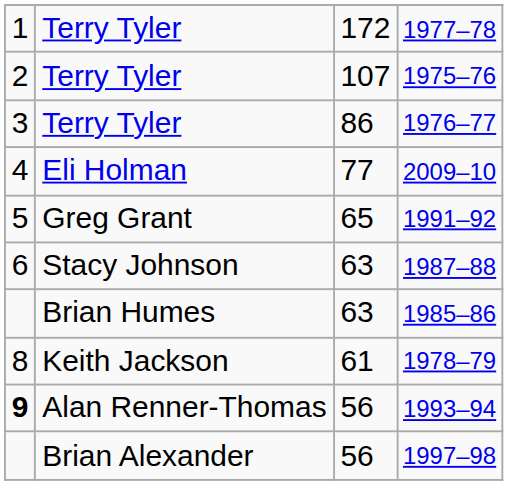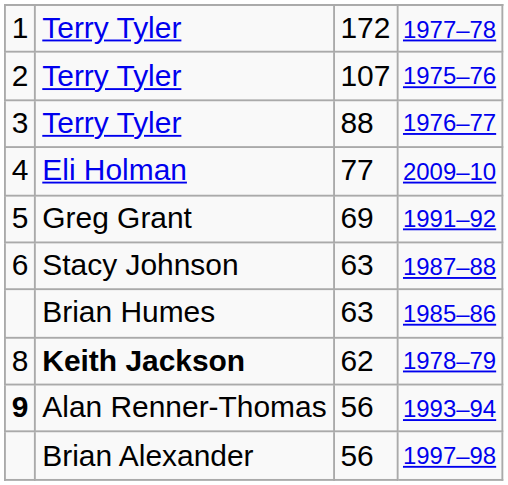(357, 123) 86 -> (357, 123) 88
(357, 218) 65 -> (357, 218) 69
(135, 360) normal -> (144, 360) bold
(357, 360) 61 -> (357, 360) 62
